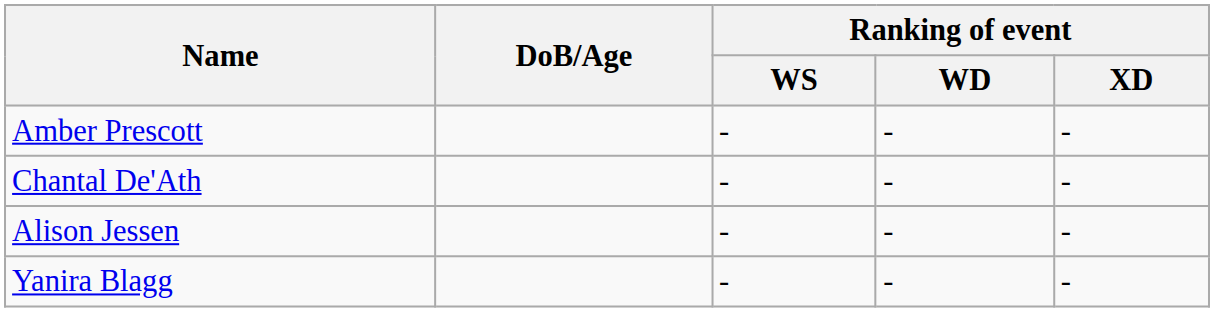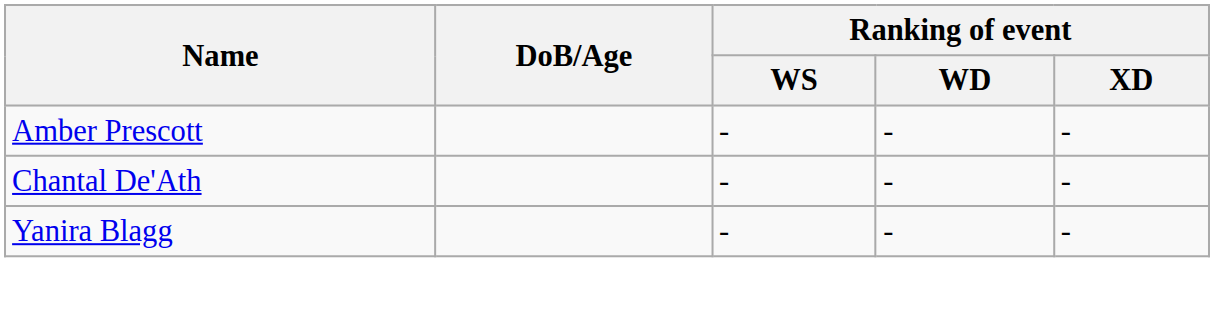- row: (96, 231)
